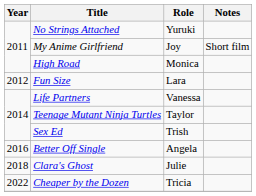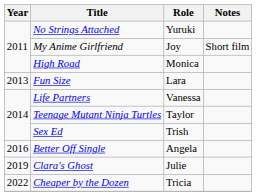(18, 81) 2012 -> (18, 81) 2013
(18, 166) 2018 -> (18, 166) 2019
